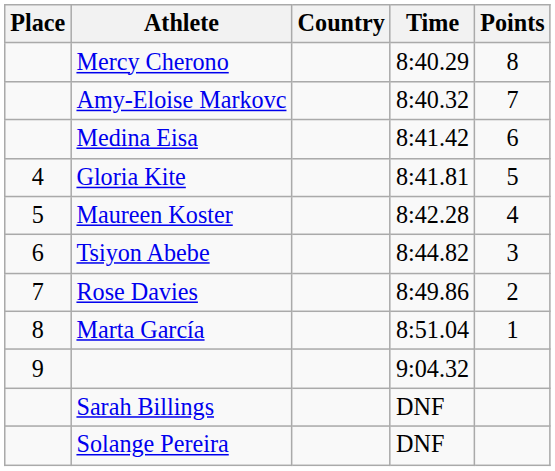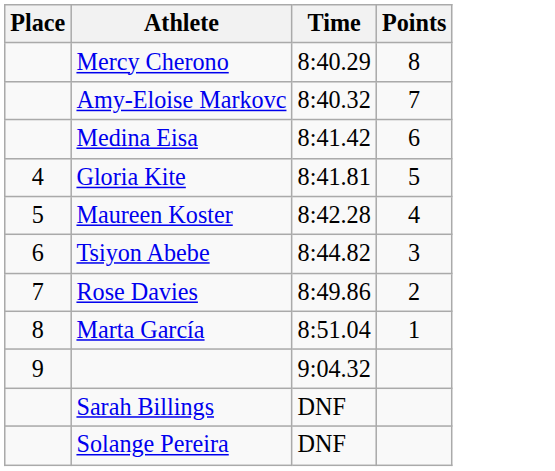- column: (341, 23)
